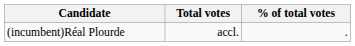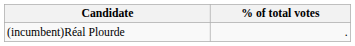- column: (203, 13)
